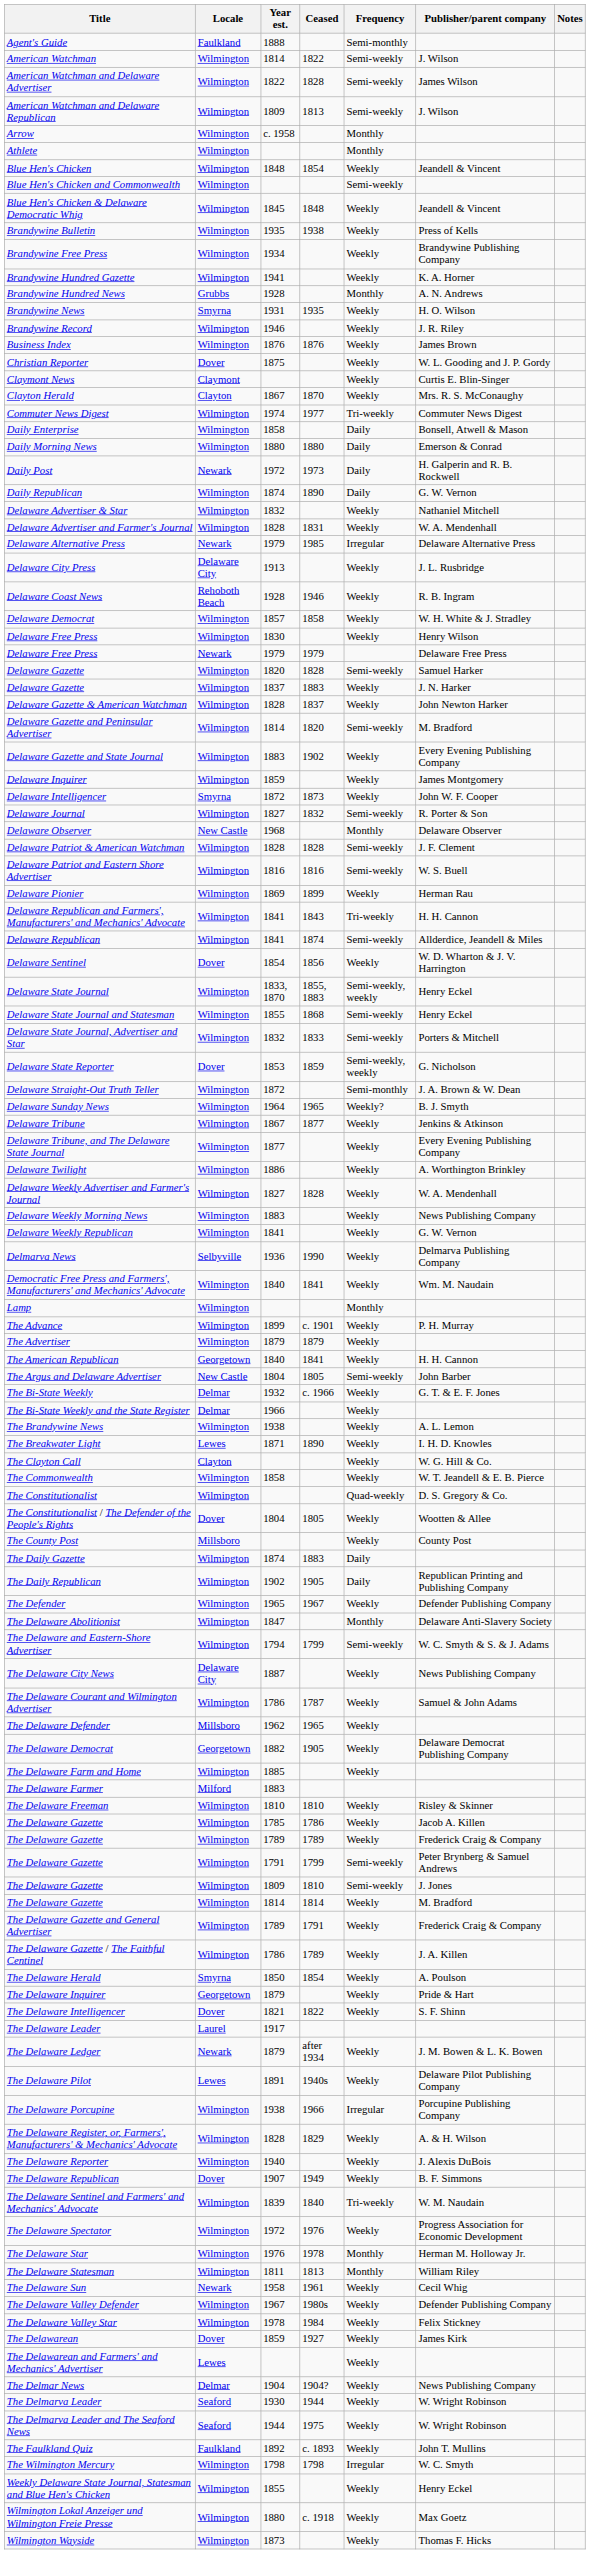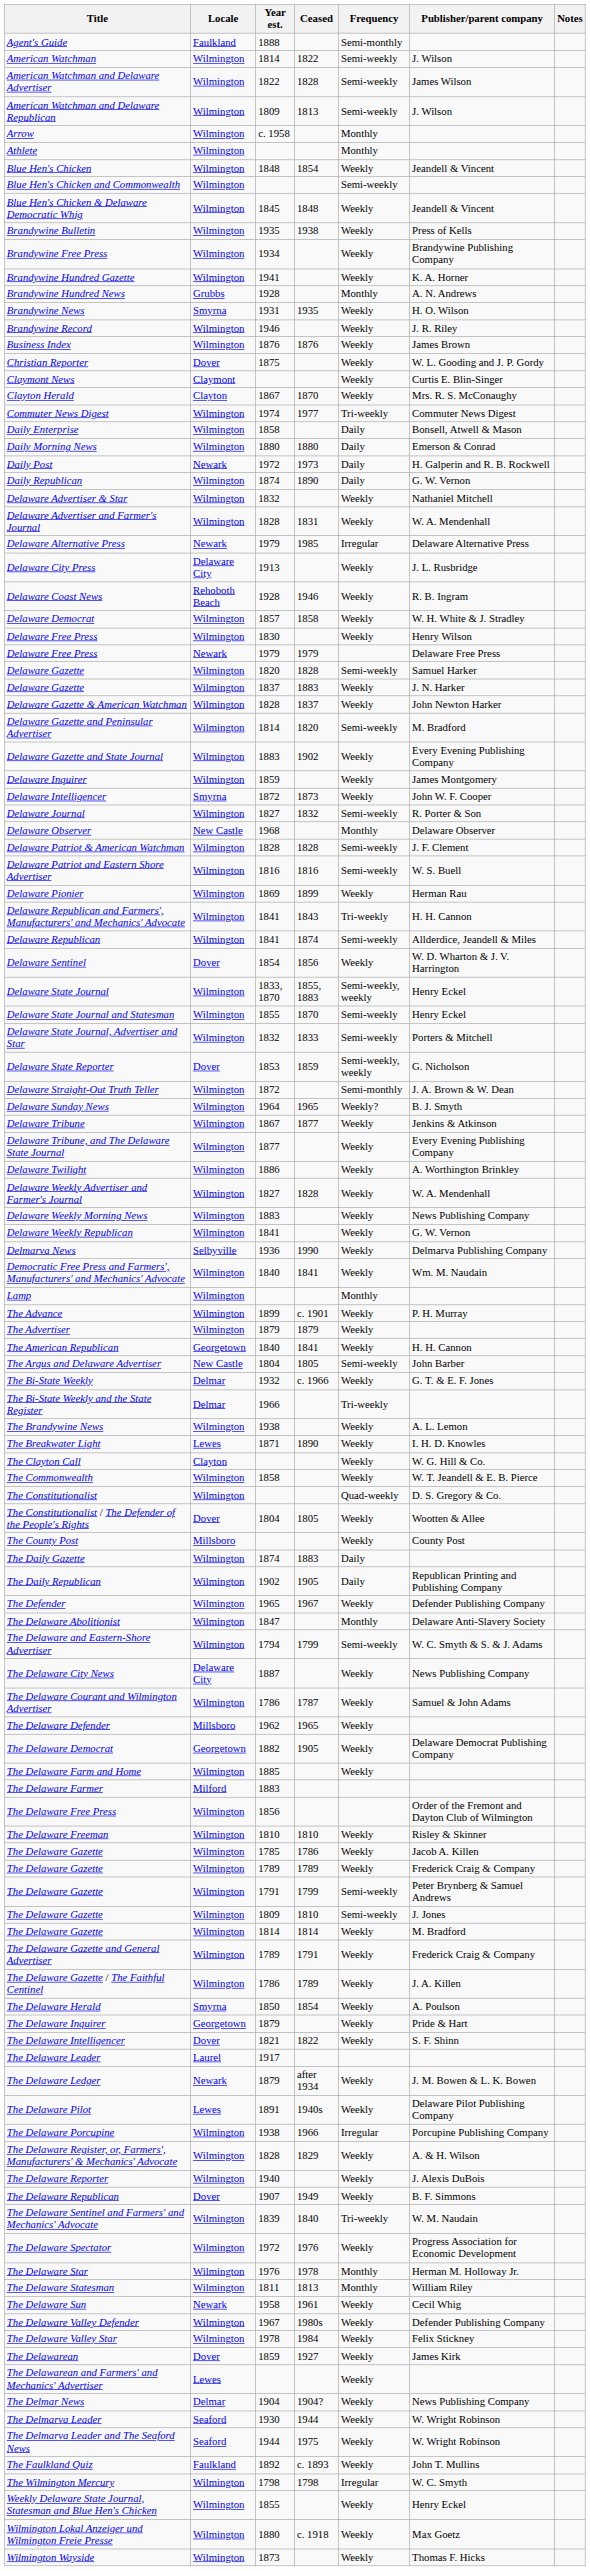(313, 1014) 1868 -> (308, 1014) 1870
(363, 1410) Weekly -> (365, 1404) Tri-weekly
+ row: (61, 1811)
